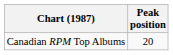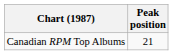(148, 41) 20 -> (148, 41) 21
